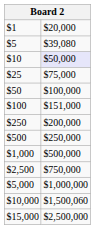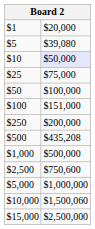(62, 138) $250,000 -> (62, 138) $435,208
(62, 169) $750,000 -> (62, 169) $750,600
